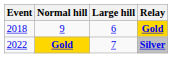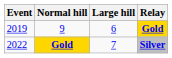(17, 28) 2018 -> (17, 28) 2019
